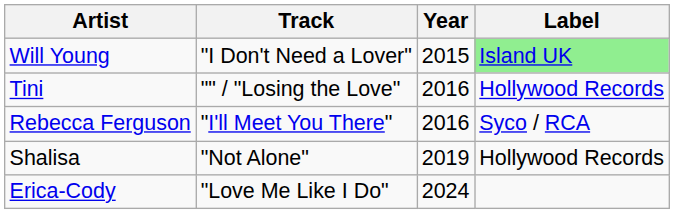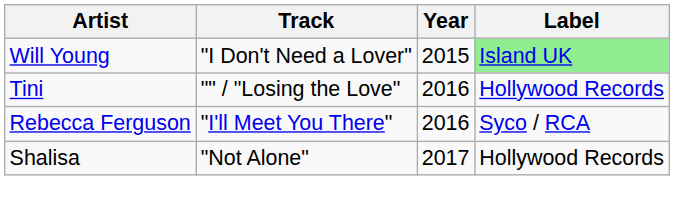(446, 157) 2019 -> (446, 157) 2017
- row: (63, 191)
